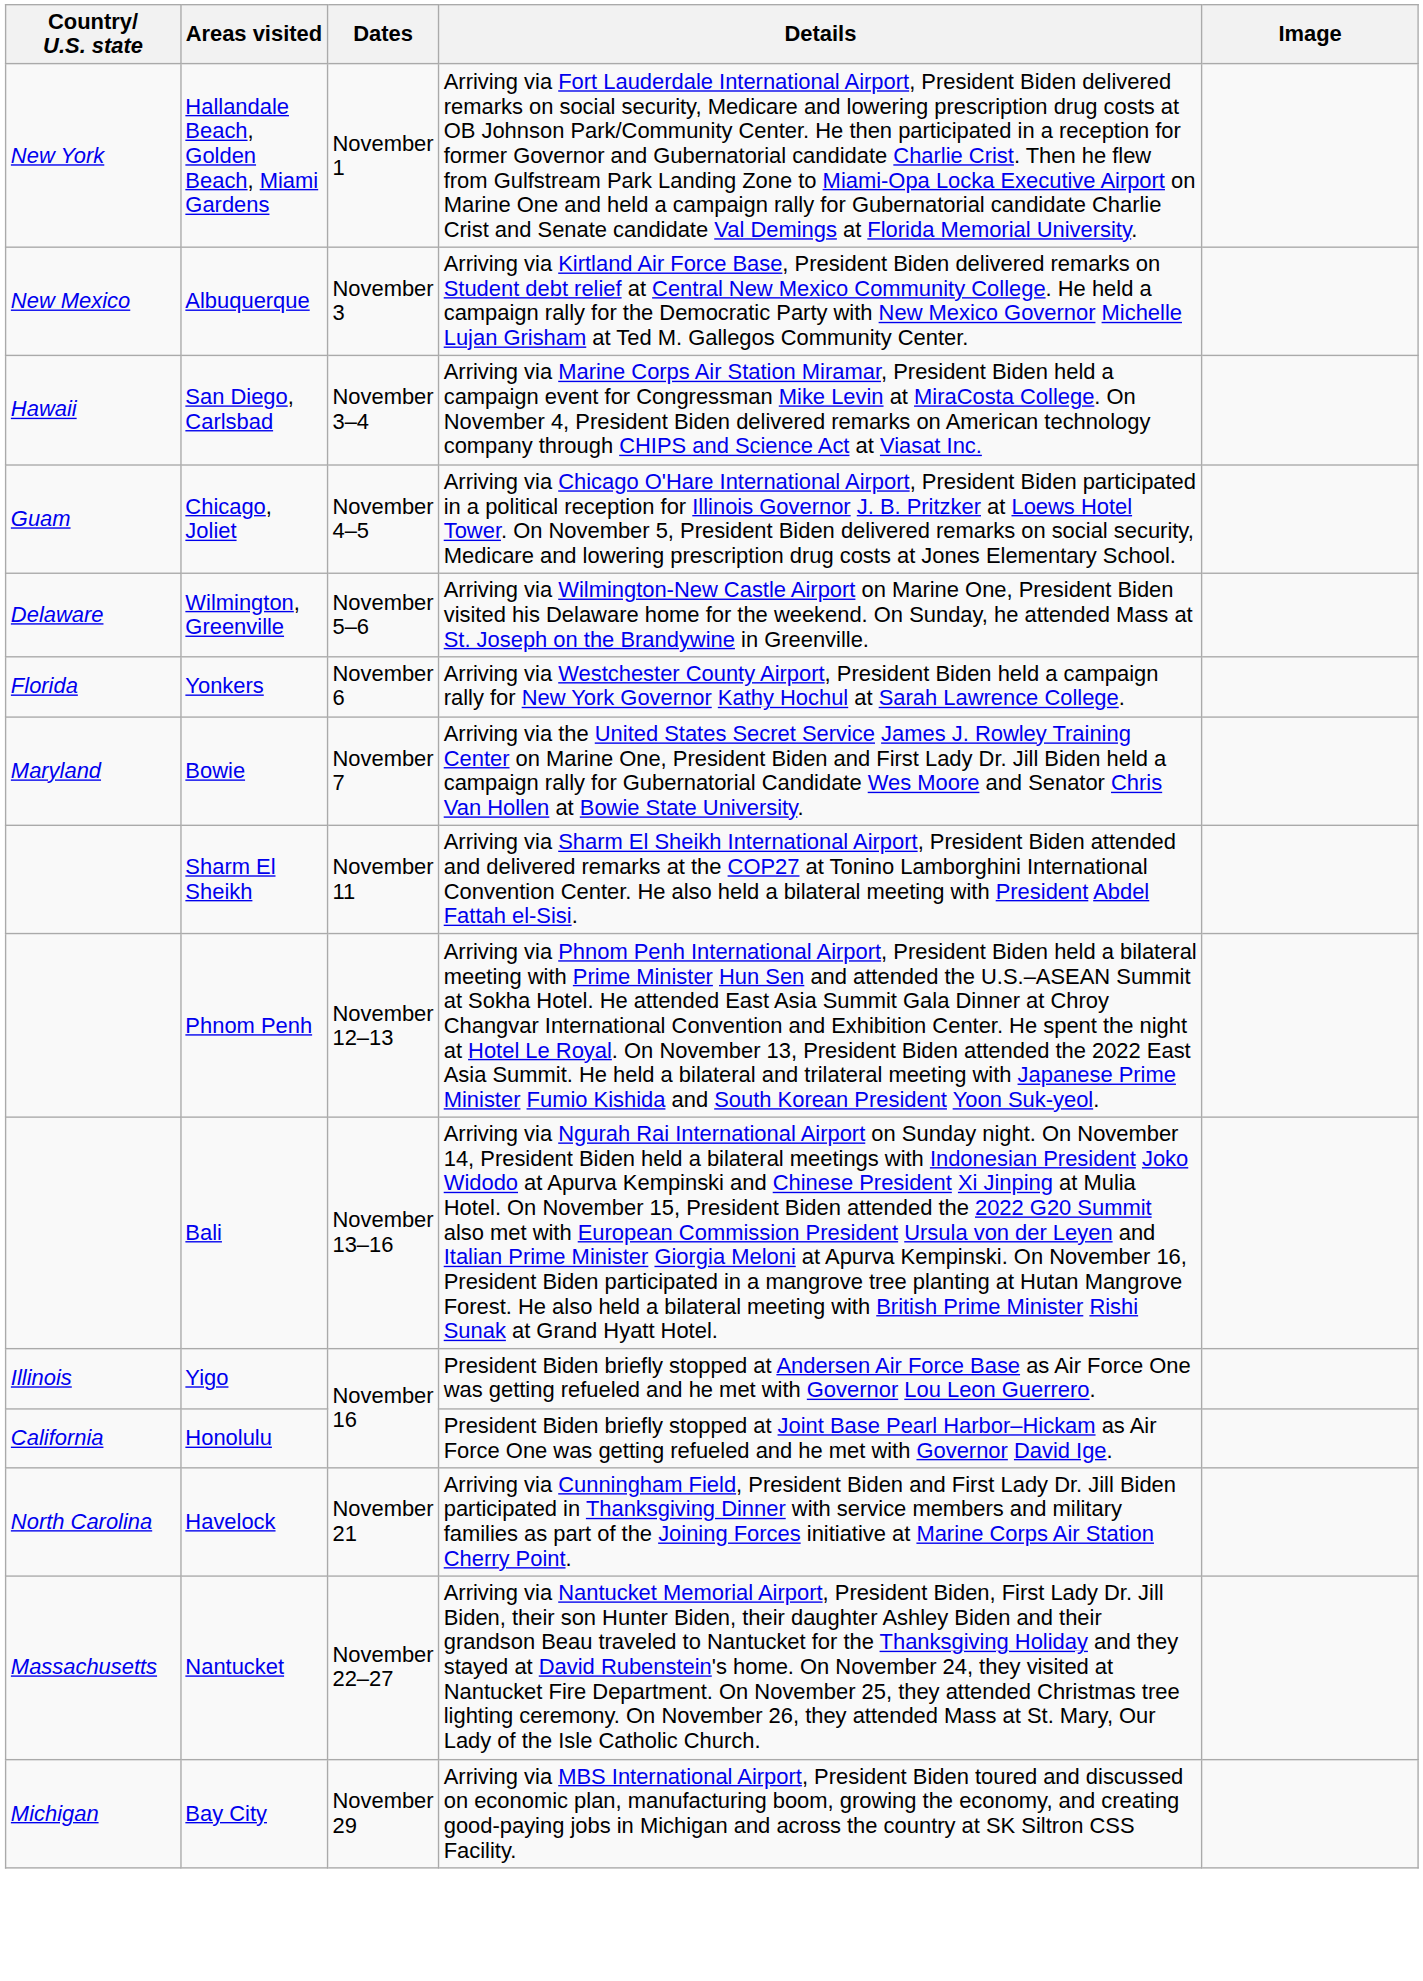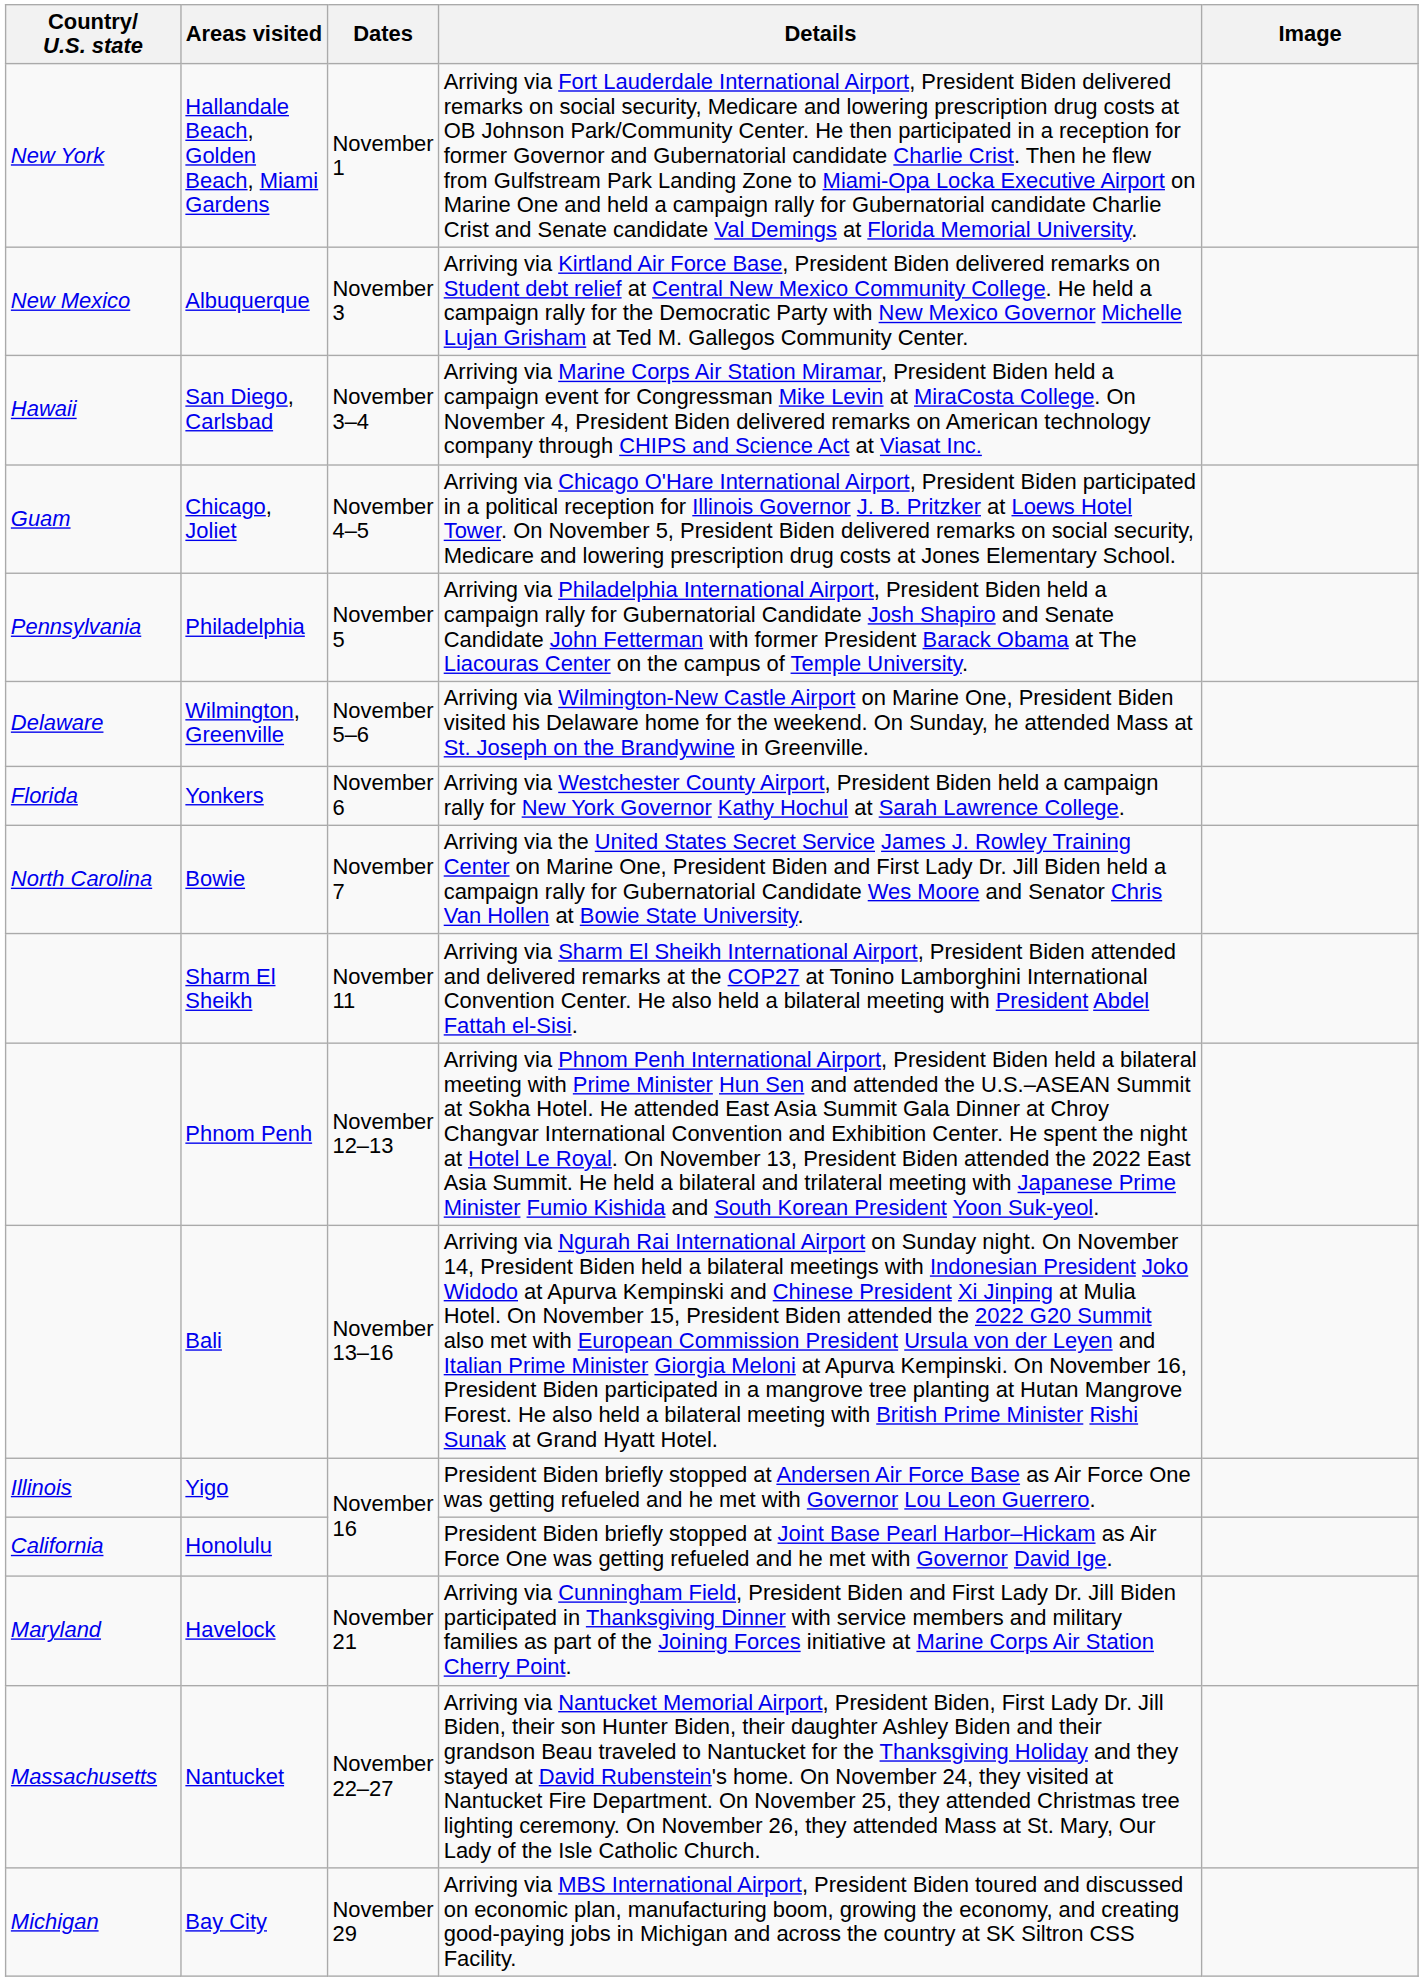+ row: (245, 627)
(56, 770) Maryland -> (82, 879) North Carolina
(82, 1521) North Carolina -> (56, 1630) Maryland
